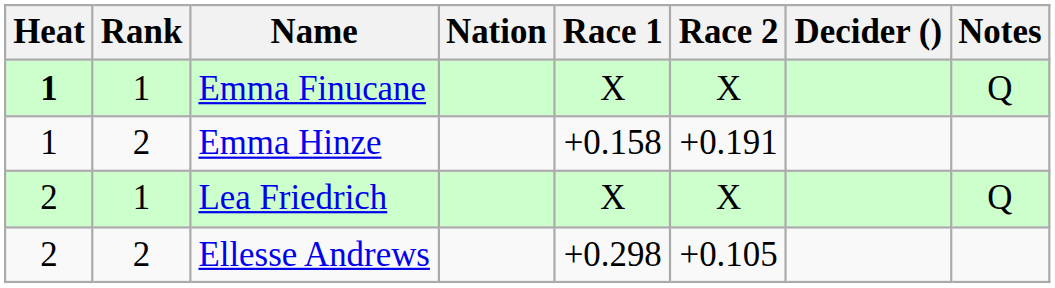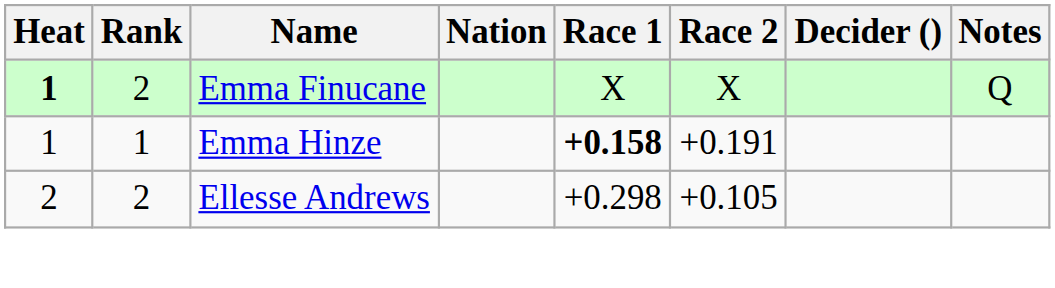(142, 87) 1 -> (142, 87) 2
(142, 142) 2 -> (142, 142) 1
(613, 142) normal -> (613, 142) bold
- row: (293, 198)
